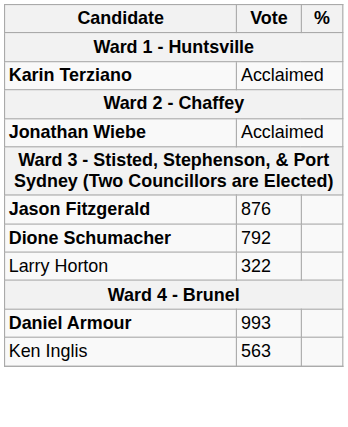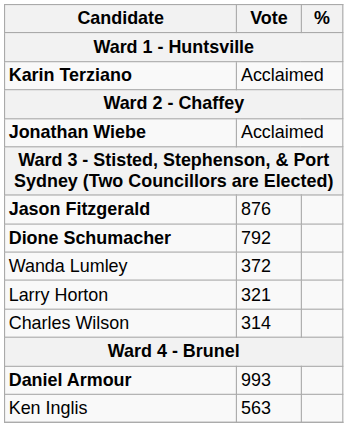+ row: (68, 266)
(256, 266) 322 -> (256, 294) 321
+ row: (69, 323)
